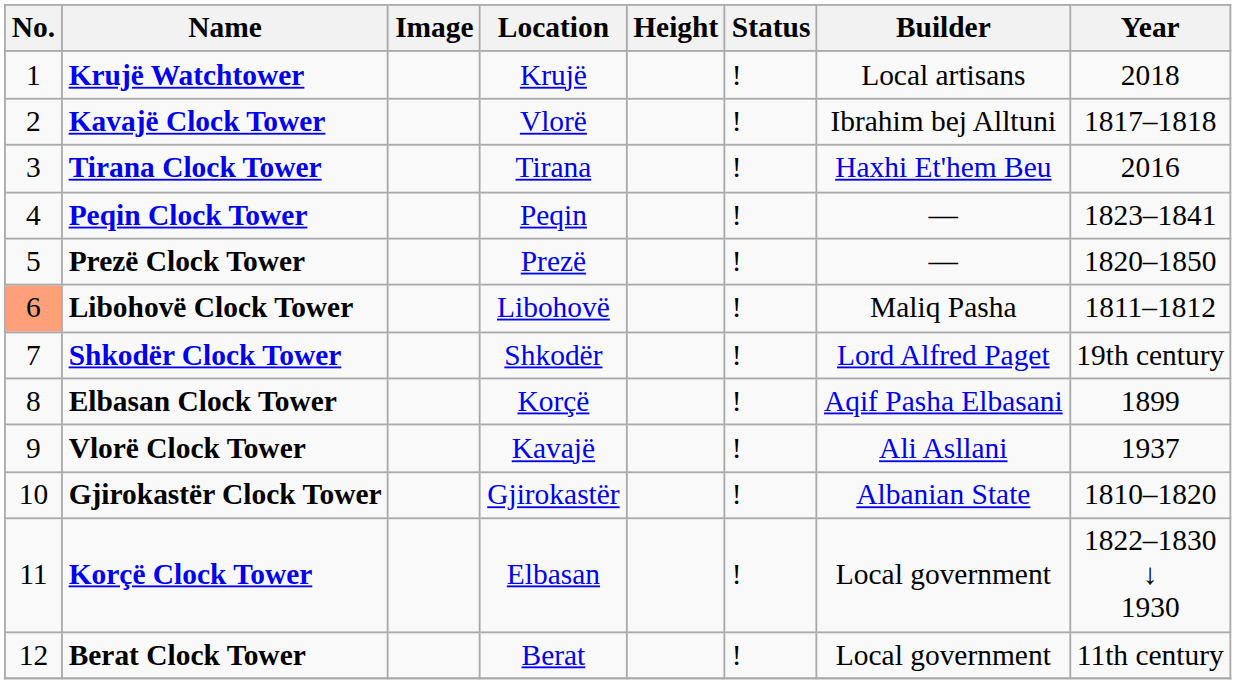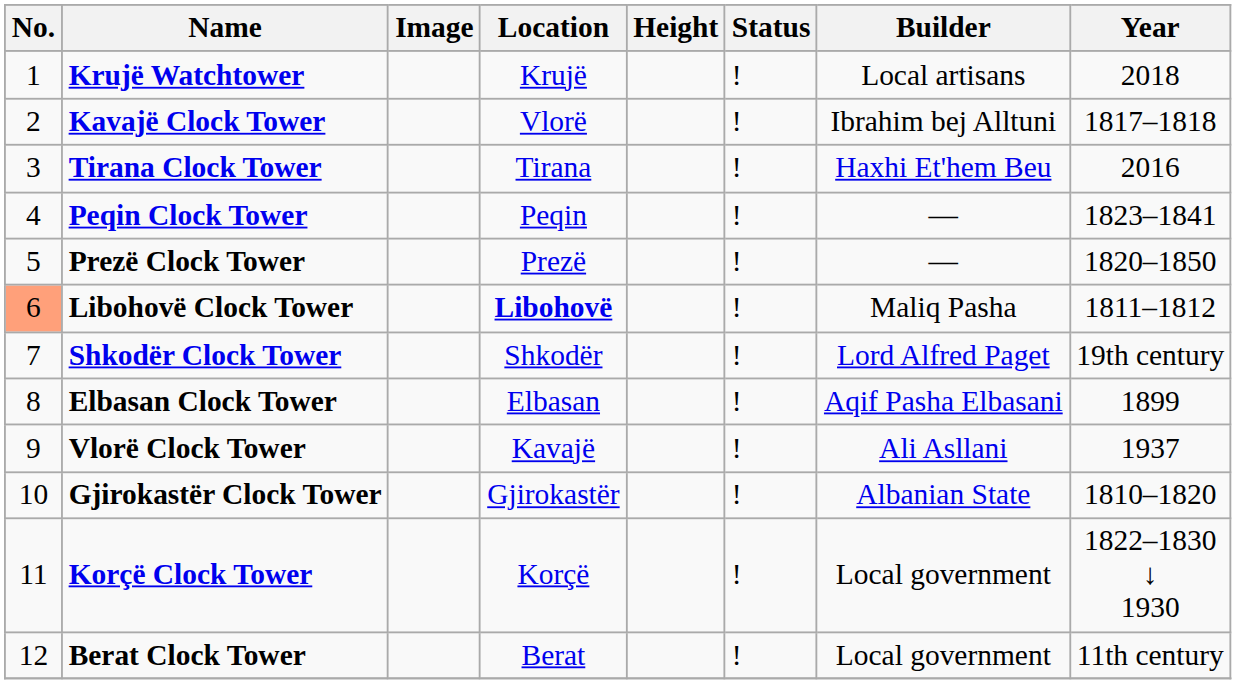(553, 307) normal -> (553, 307) bold
(553, 401) Korçë -> (553, 401) Elbasan
(553, 574) Elbasan -> (553, 574) Korçë
